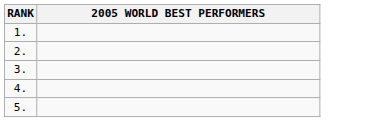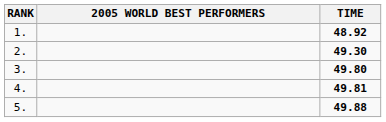+ column: (350, 13)
